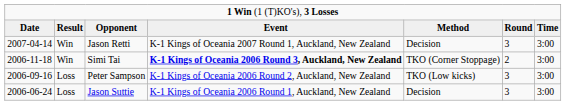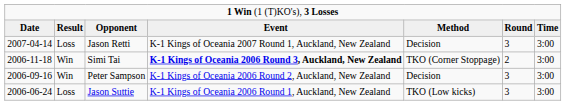(65, 44) Win -> (66, 44) Loss
(66, 76) Loss -> (65, 76) Win
(441, 76) TKO (Low kicks) -> (423, 76) Decision
(423, 92) Decision -> (441, 92) TKO (Low kicks)
